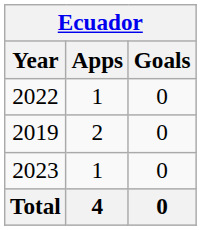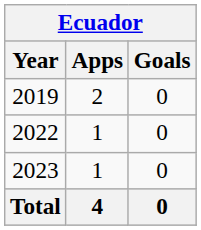rows swapped: (35, 133) <-> (35, 96)
